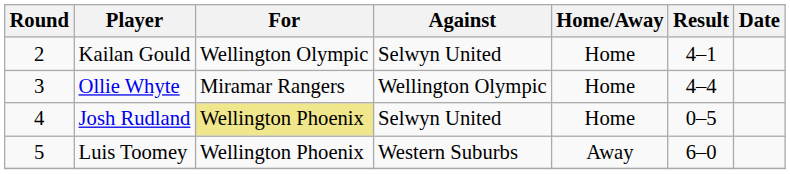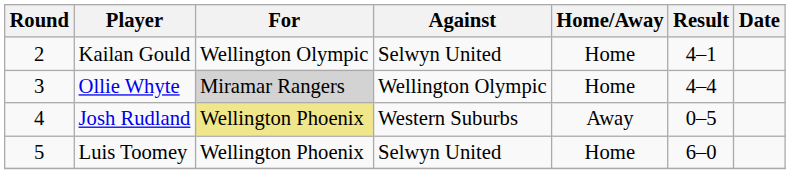(272, 86) no background -> (272, 86) lightgrey background
(440, 119) Selwyn United -> (448, 119) Western Suburbs
(610, 119) Home -> (610, 119) Away
(448, 151) Western Suburbs -> (440, 151) Selwyn United
(610, 151) Away -> (610, 151) Home
